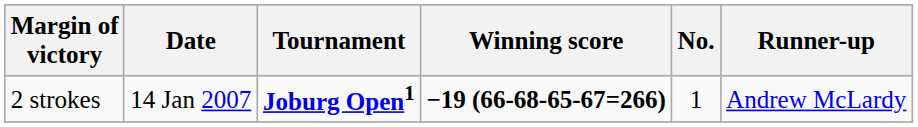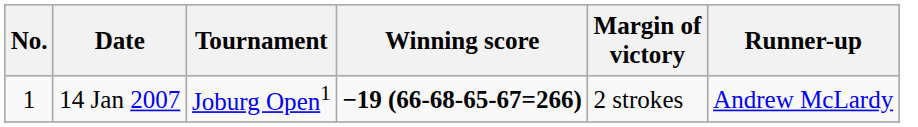columns swapped: (696, 40) <-> (65, 40)
(339, 98) bold -> (261, 98) normal
